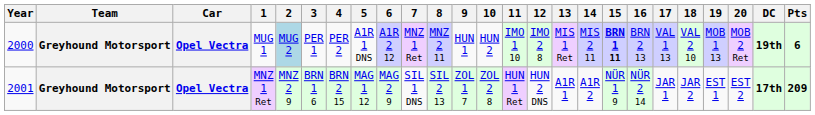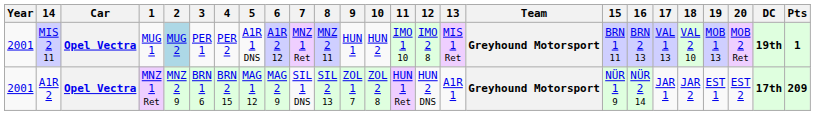columns swapped: (105, 14) <-> (590, 14)
(20, 45) 2000 -> (20, 45) 2001
(615, 45) bold -> (615, 44) normal
(797, 45) 6 -> (797, 45) 1
